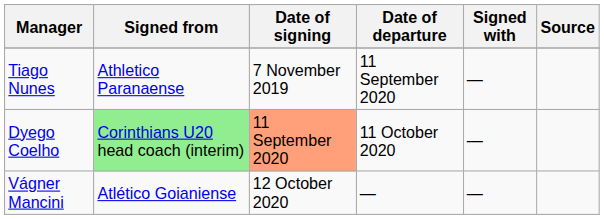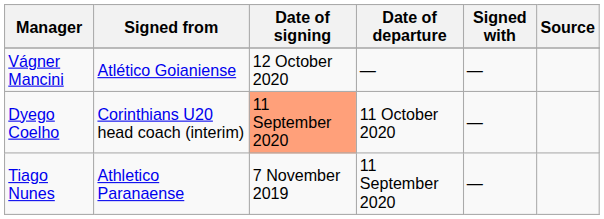rows swapped: (32, 79) <-> (36, 193)
(171, 141) lightgreen background -> (171, 123) no background
